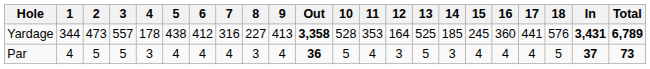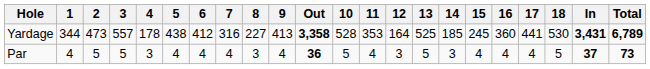(559, 34) 576 -> (559, 34) 530
